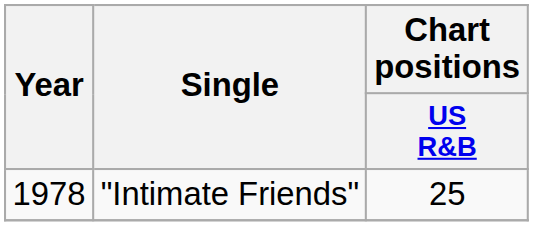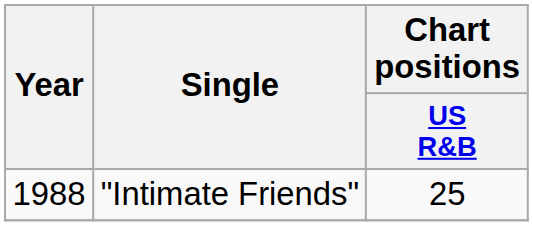(49, 193) 1978 -> (49, 193) 1988
